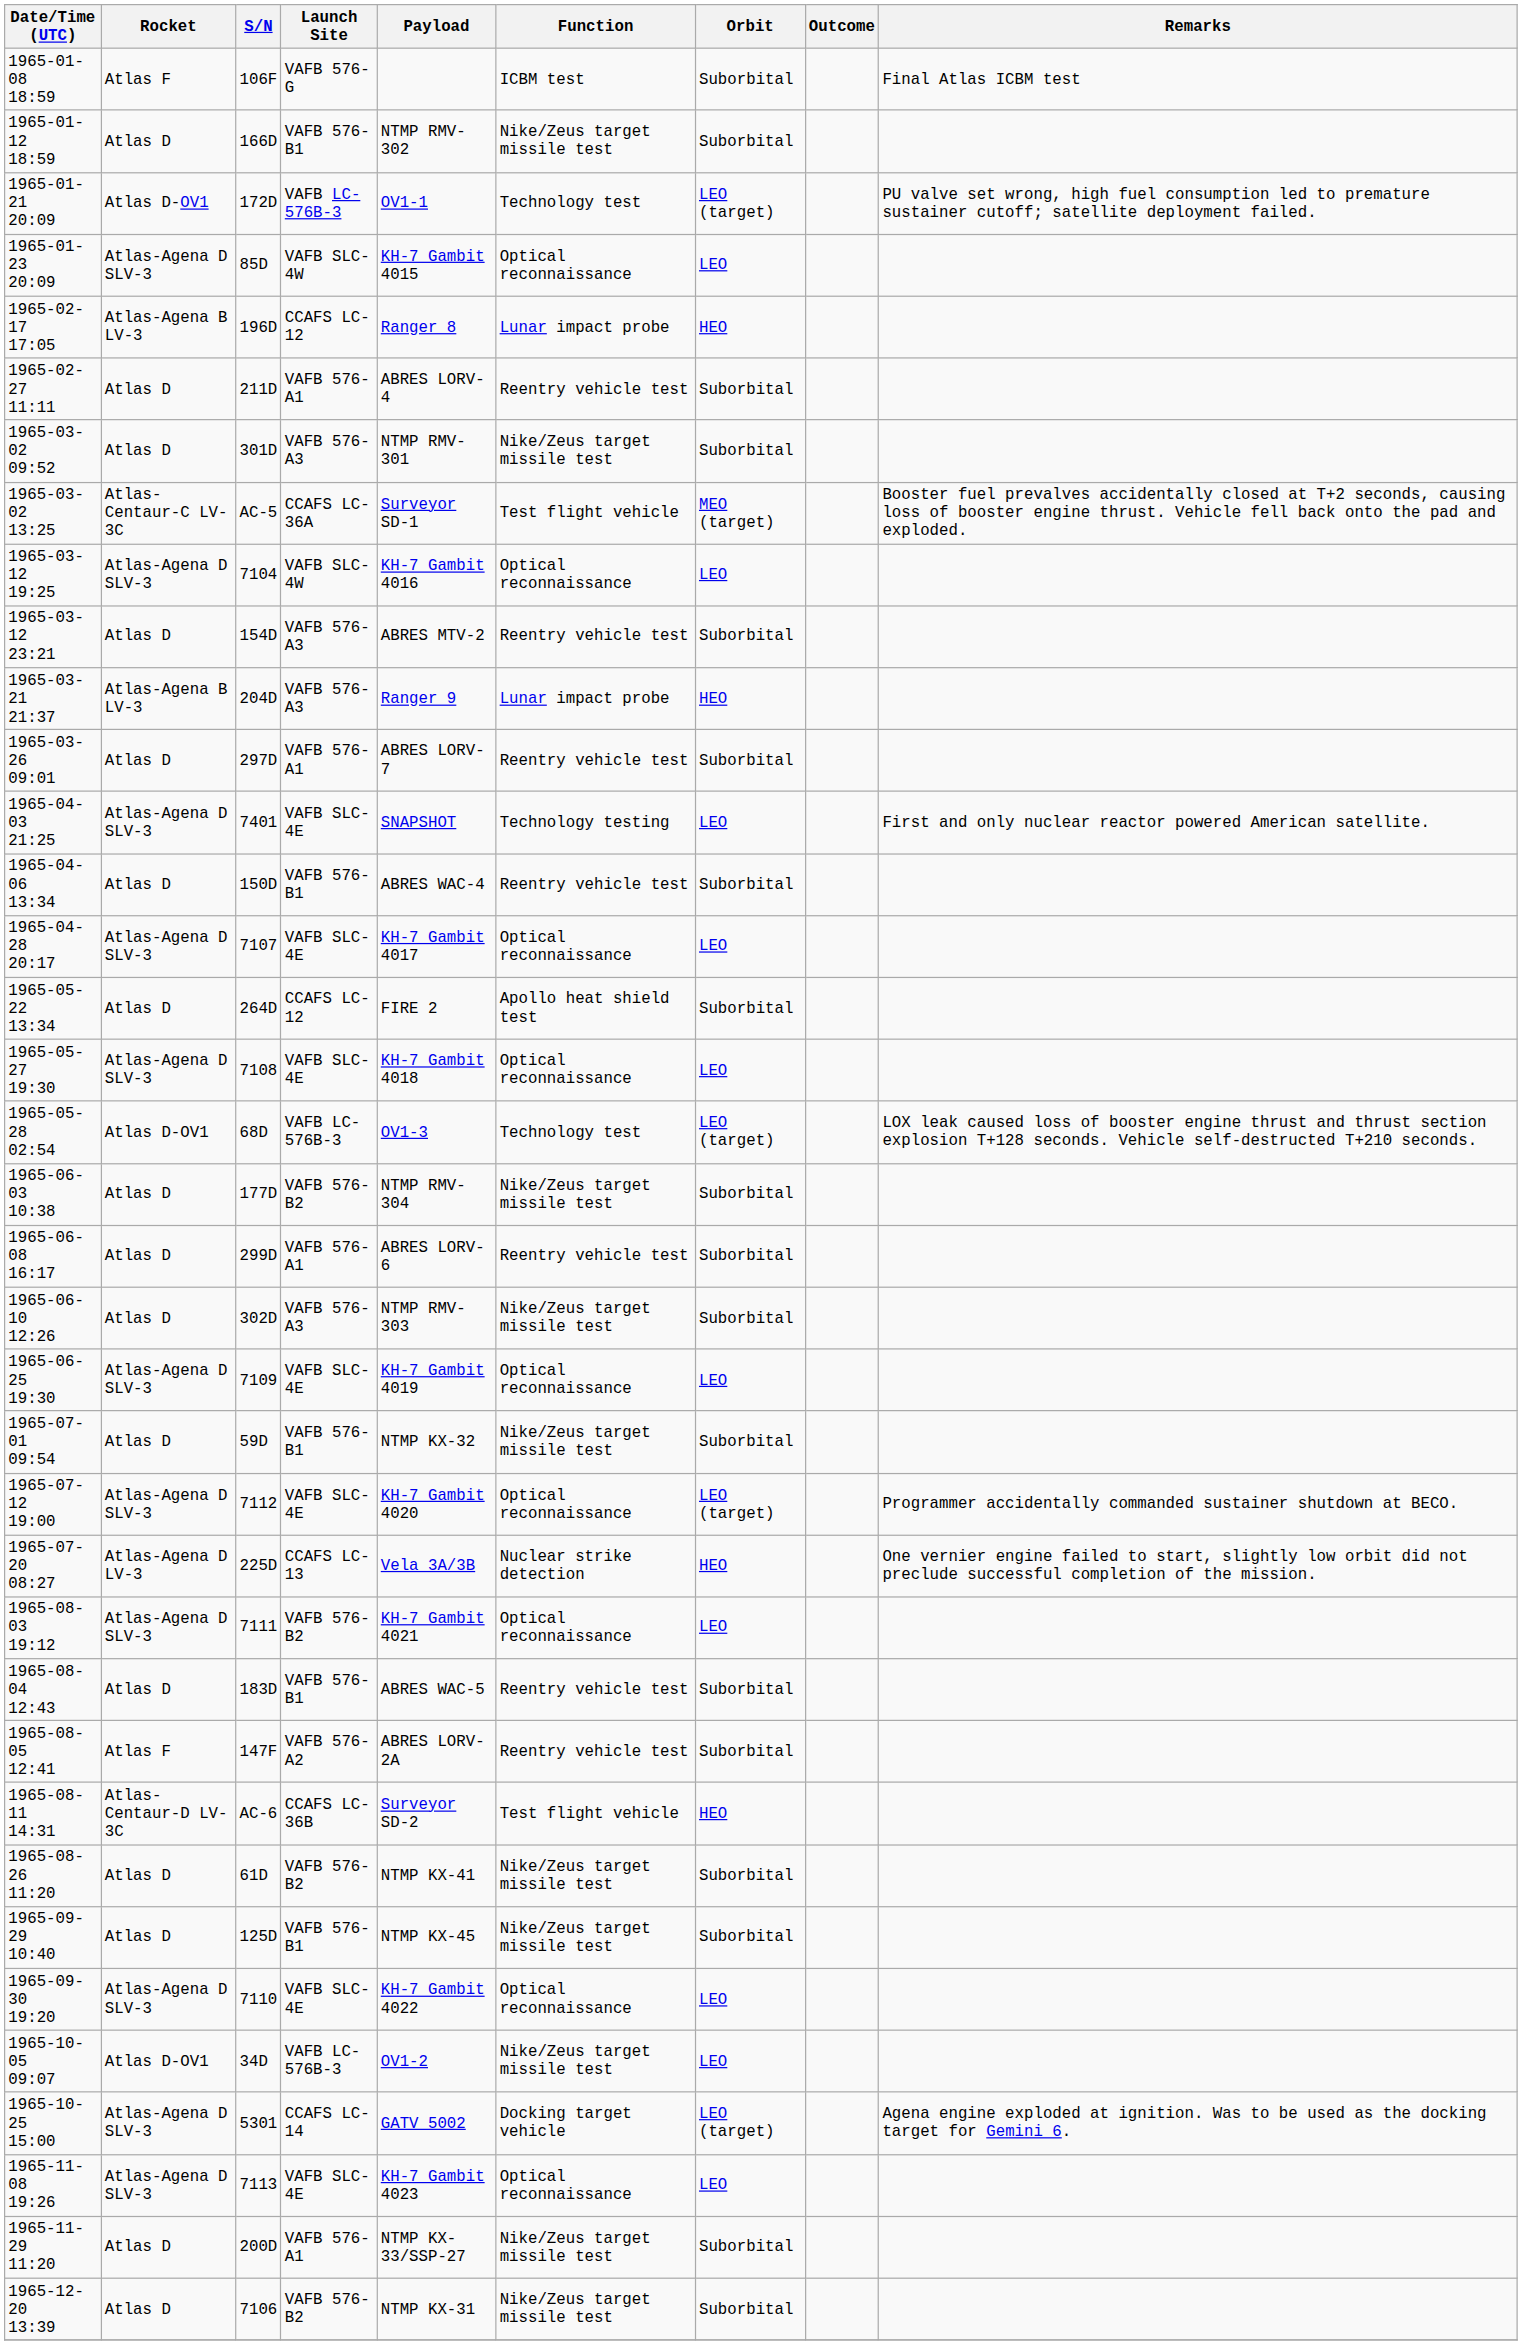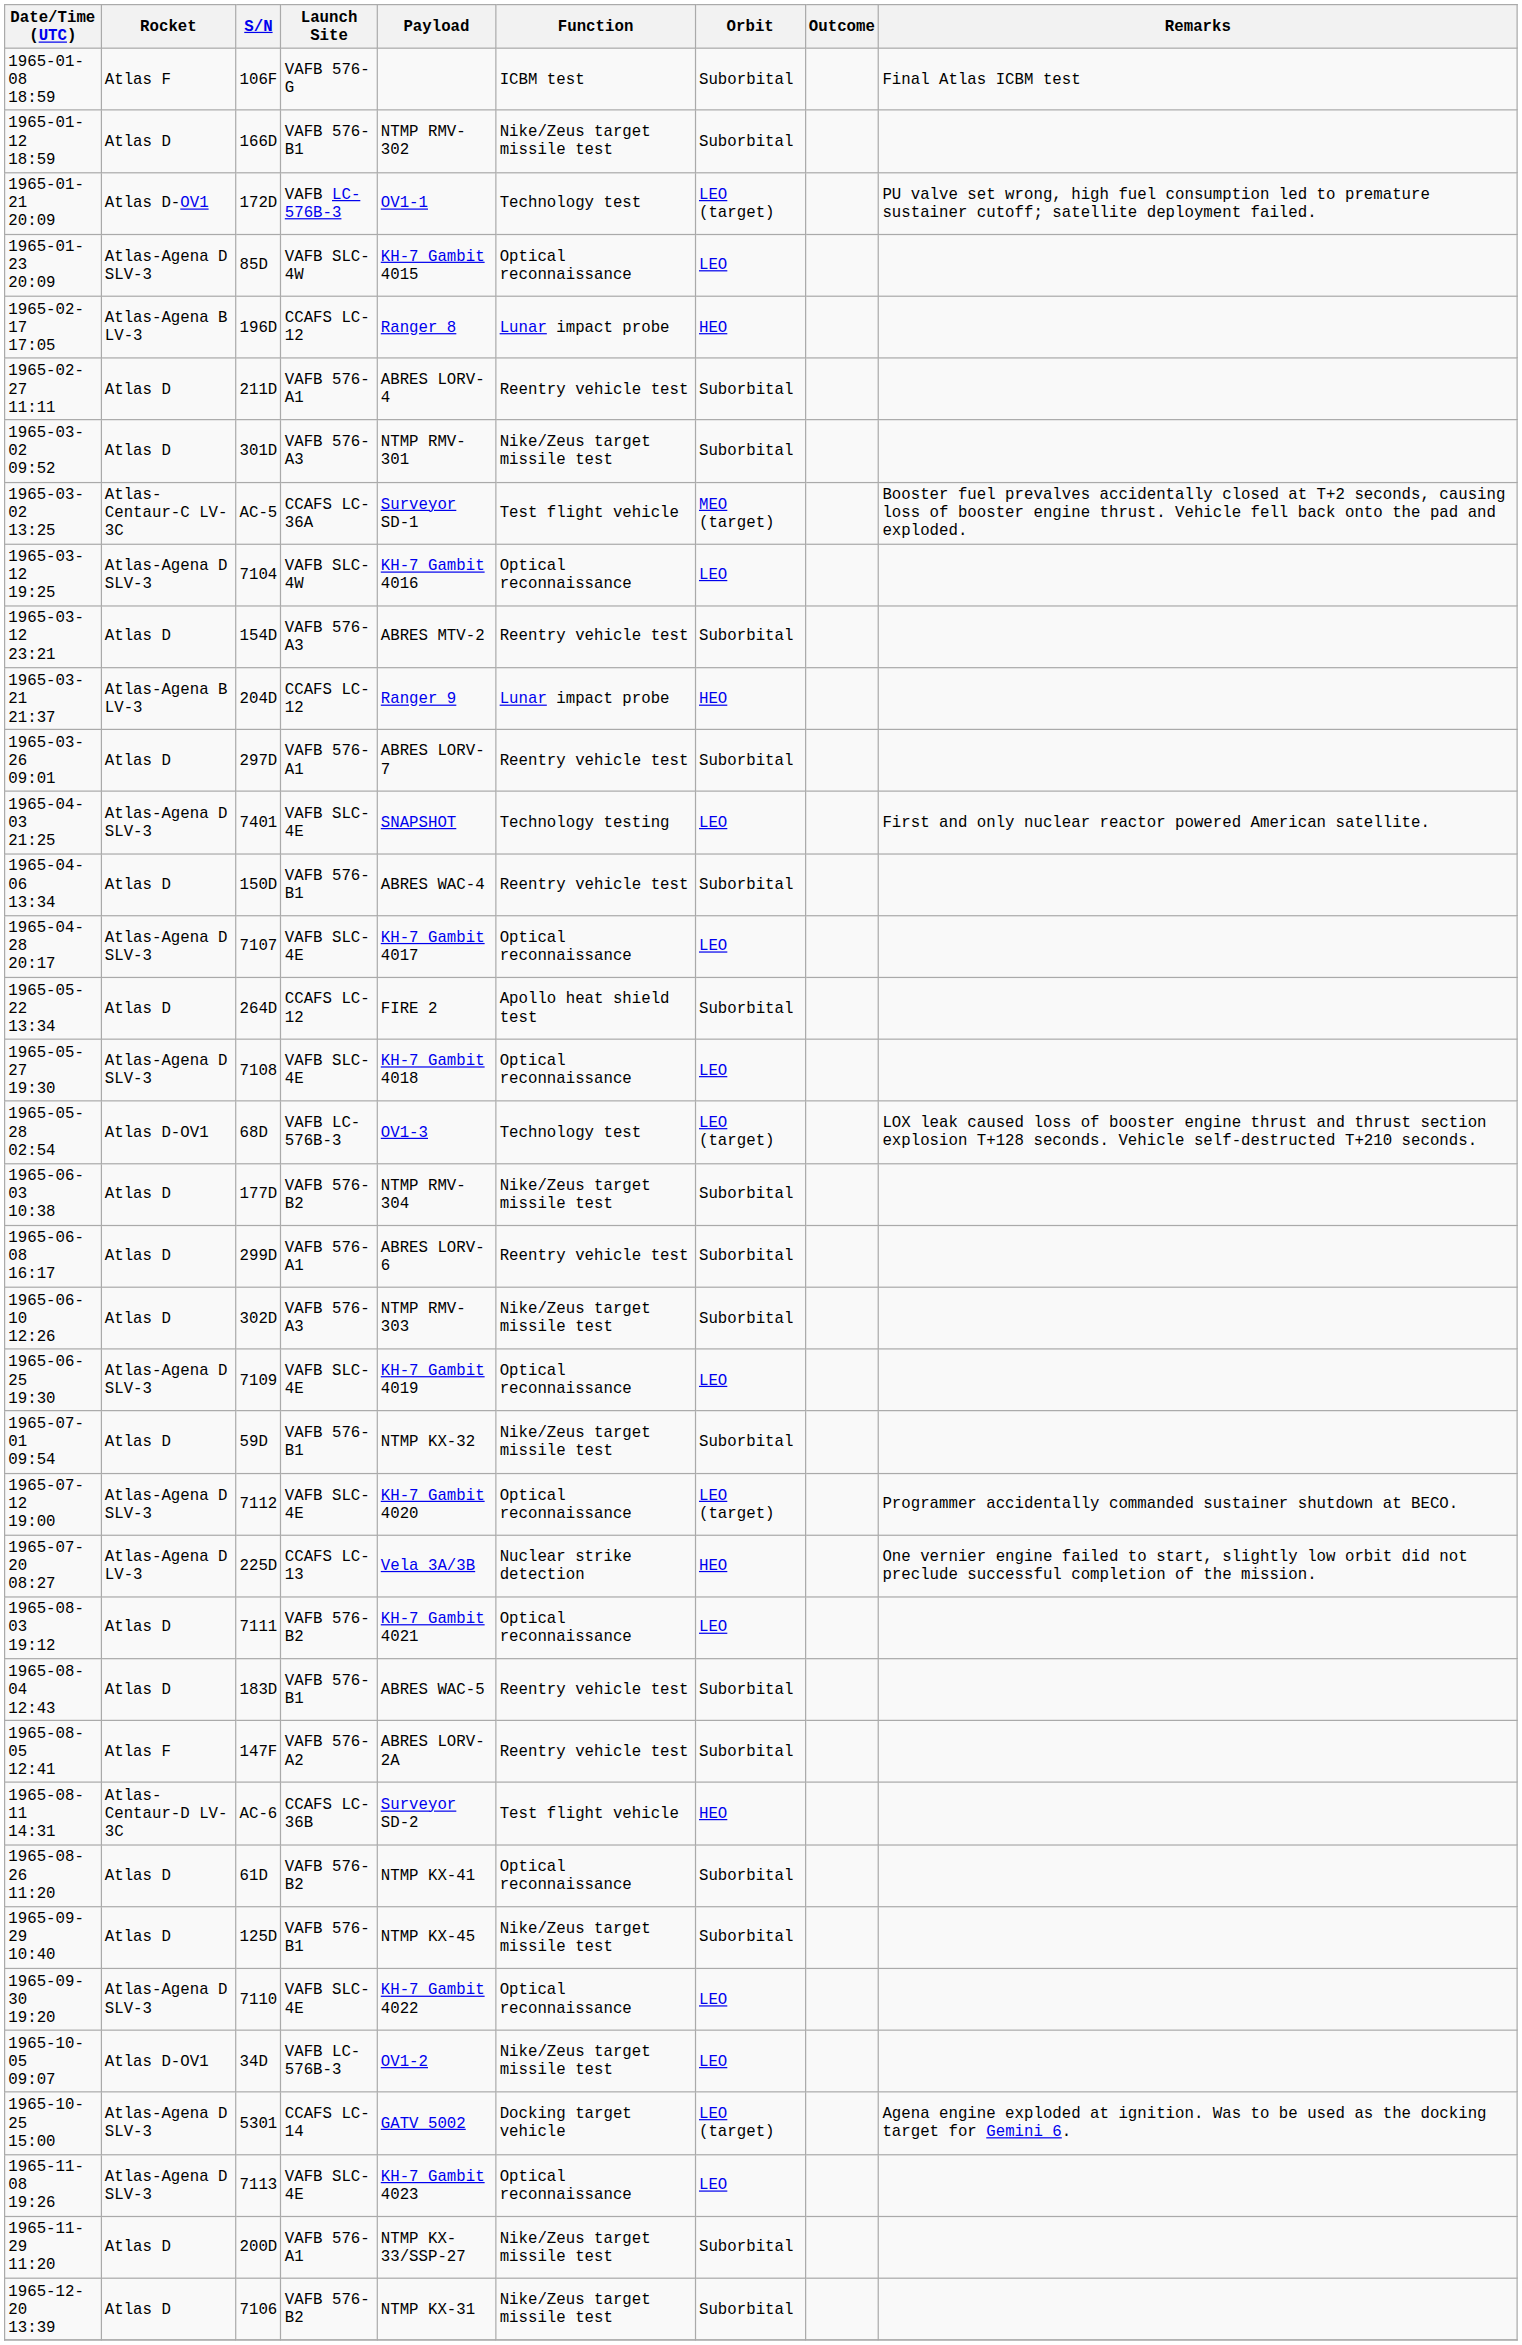(327, 699) VAFB 576-A3 -> (327, 699) CCAFS LC-12
(166, 1628) Atlas-Agena D SLV-3 -> (138, 1628) Atlas D
(575, 1876) Nike/Zeus target missile test -> (566, 1876) Optical reconnaissance
